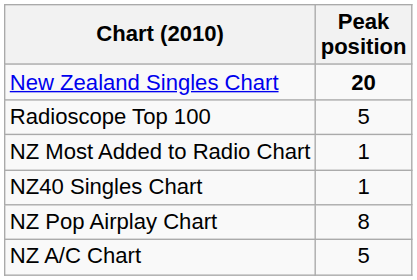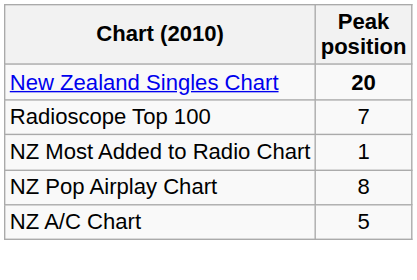(364, 116) 5 -> (364, 116) 7
- row: (106, 186)
